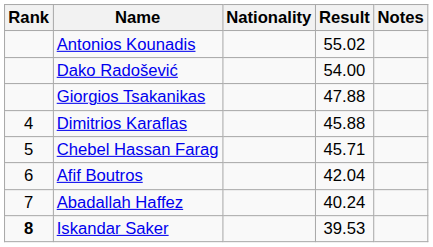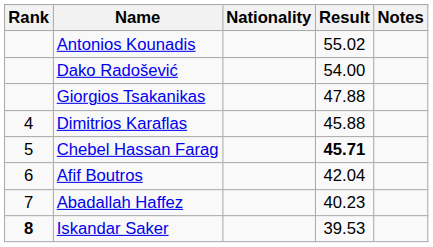(344, 149) normal -> (344, 149) bold
(344, 202) 40.24 -> (344, 202) 40.23
